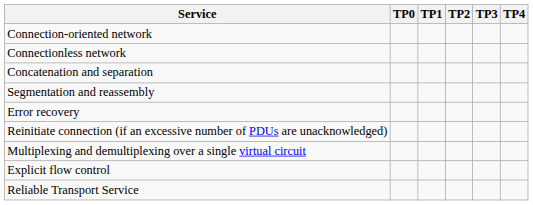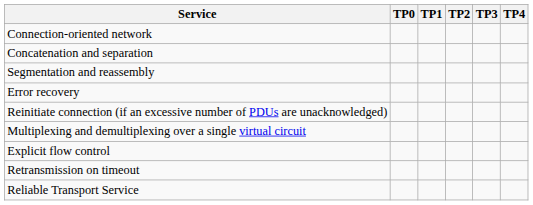- row: (67, 53)
+ row: (73, 170)
